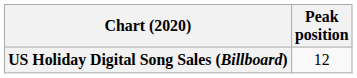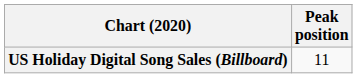(322, 60) 12 -> (322, 60) 11
